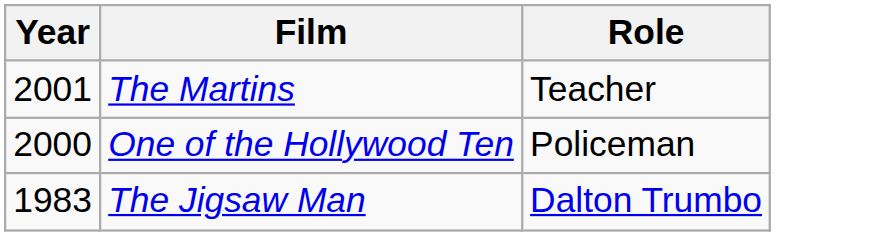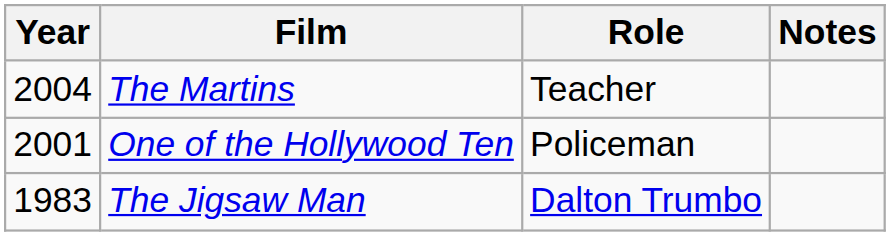+ column: (827, 32)
(53, 88) 2001 -> (53, 88) 2004
(53, 144) 2000 -> (53, 144) 2001
